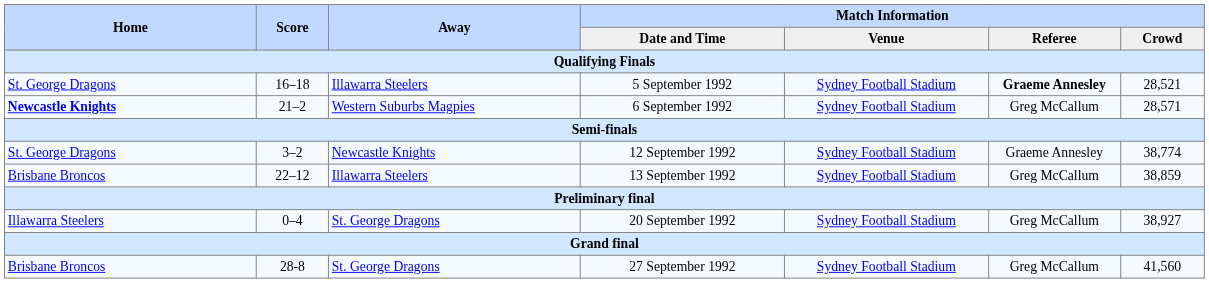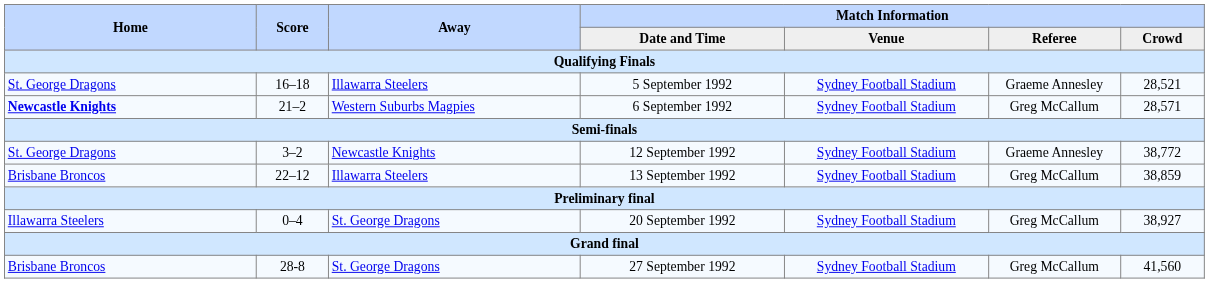(1054, 84) bold -> (1054, 84) normal
(1162, 152) 38,774 -> (1162, 152) 38,772
